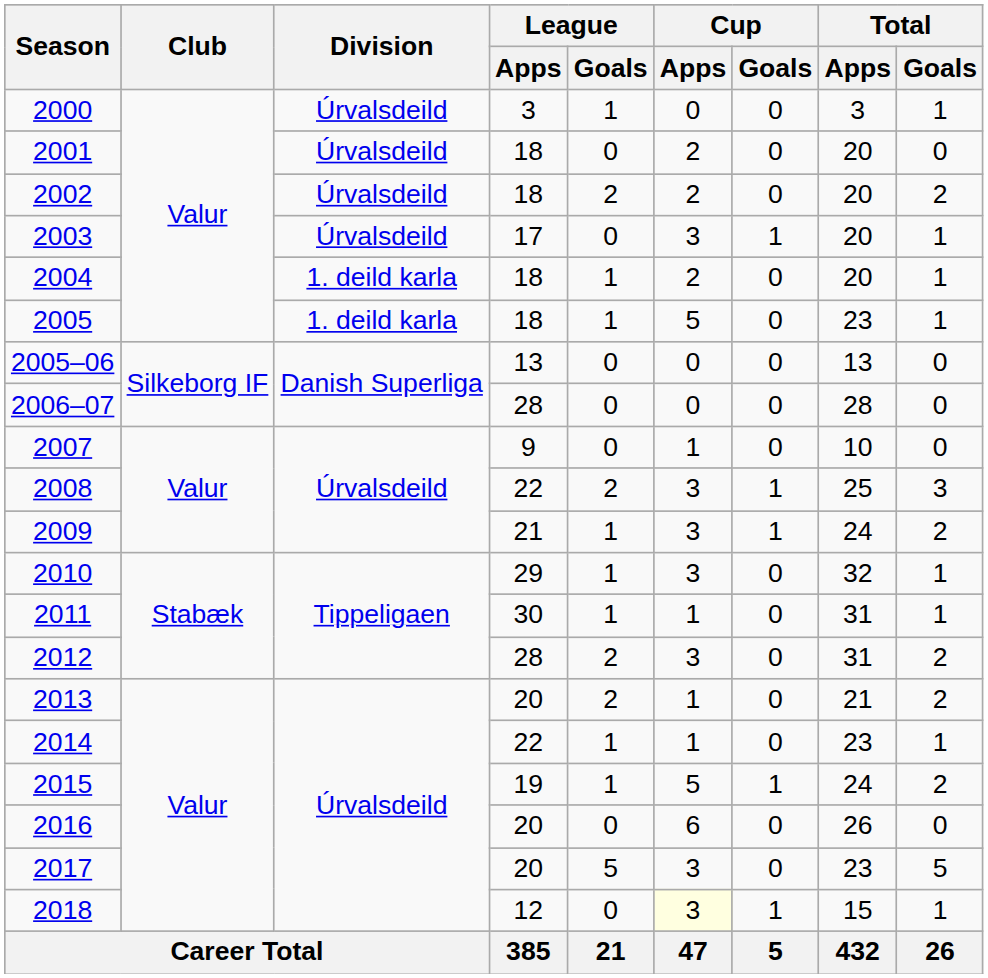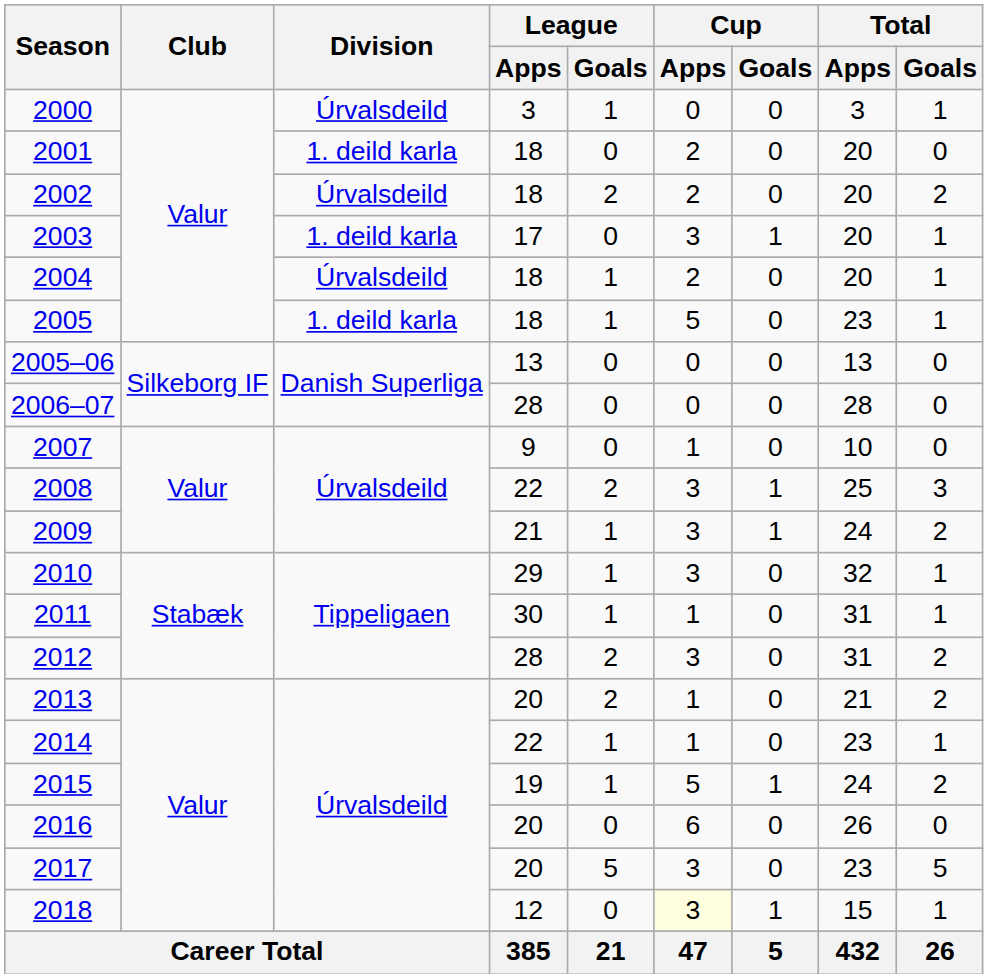(382, 151) Úrvalsdeild -> (382, 151) 1. deild karla
(382, 236) Úrvalsdeild -> (382, 236) 1. deild karla
(382, 278) 1. deild karla -> (382, 278) Úrvalsdeild
